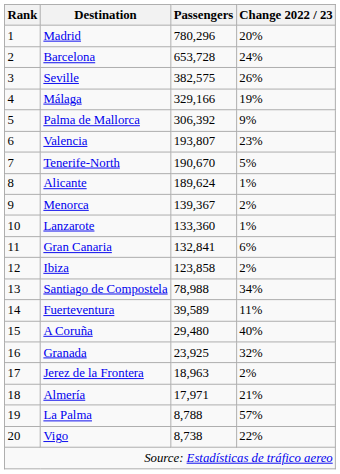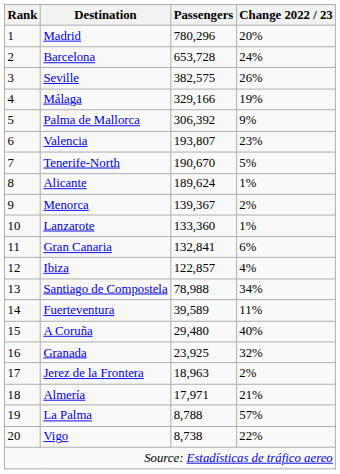(194, 267) 123,858 -> (194, 267) 122,857
(248, 267) 2% -> (248, 267) 4%
